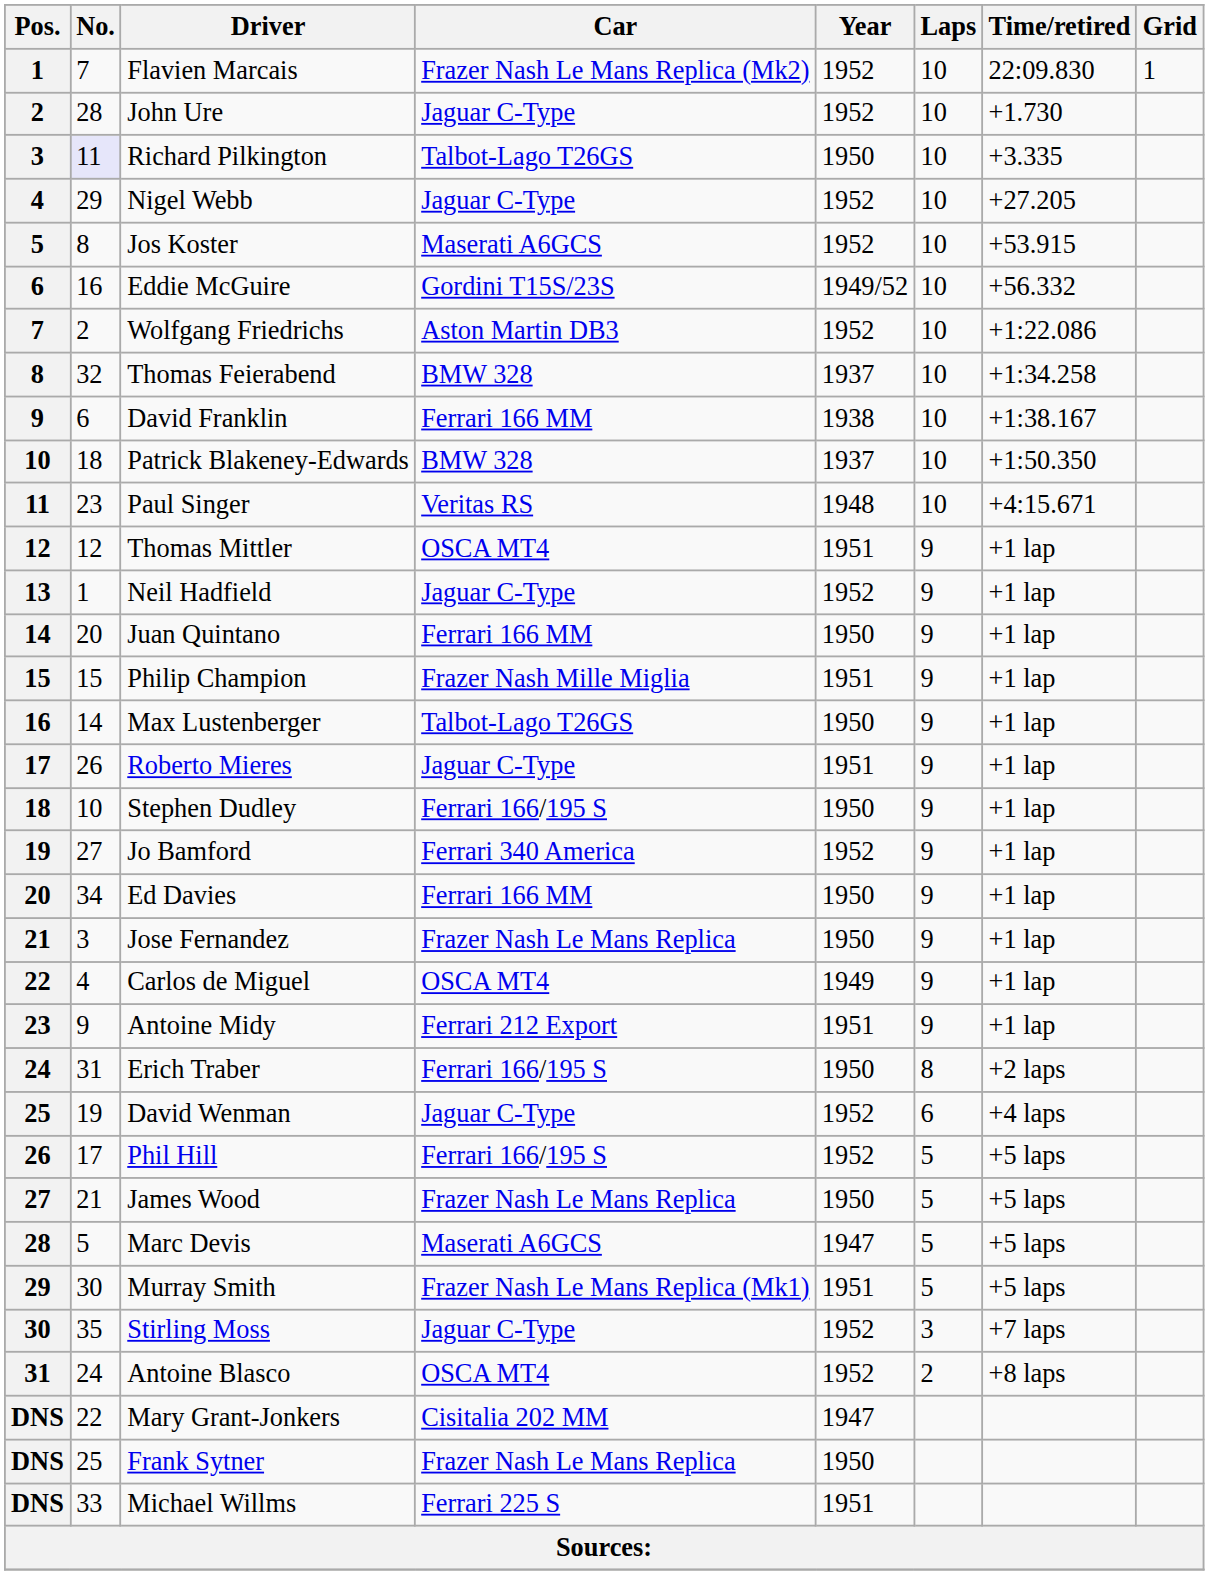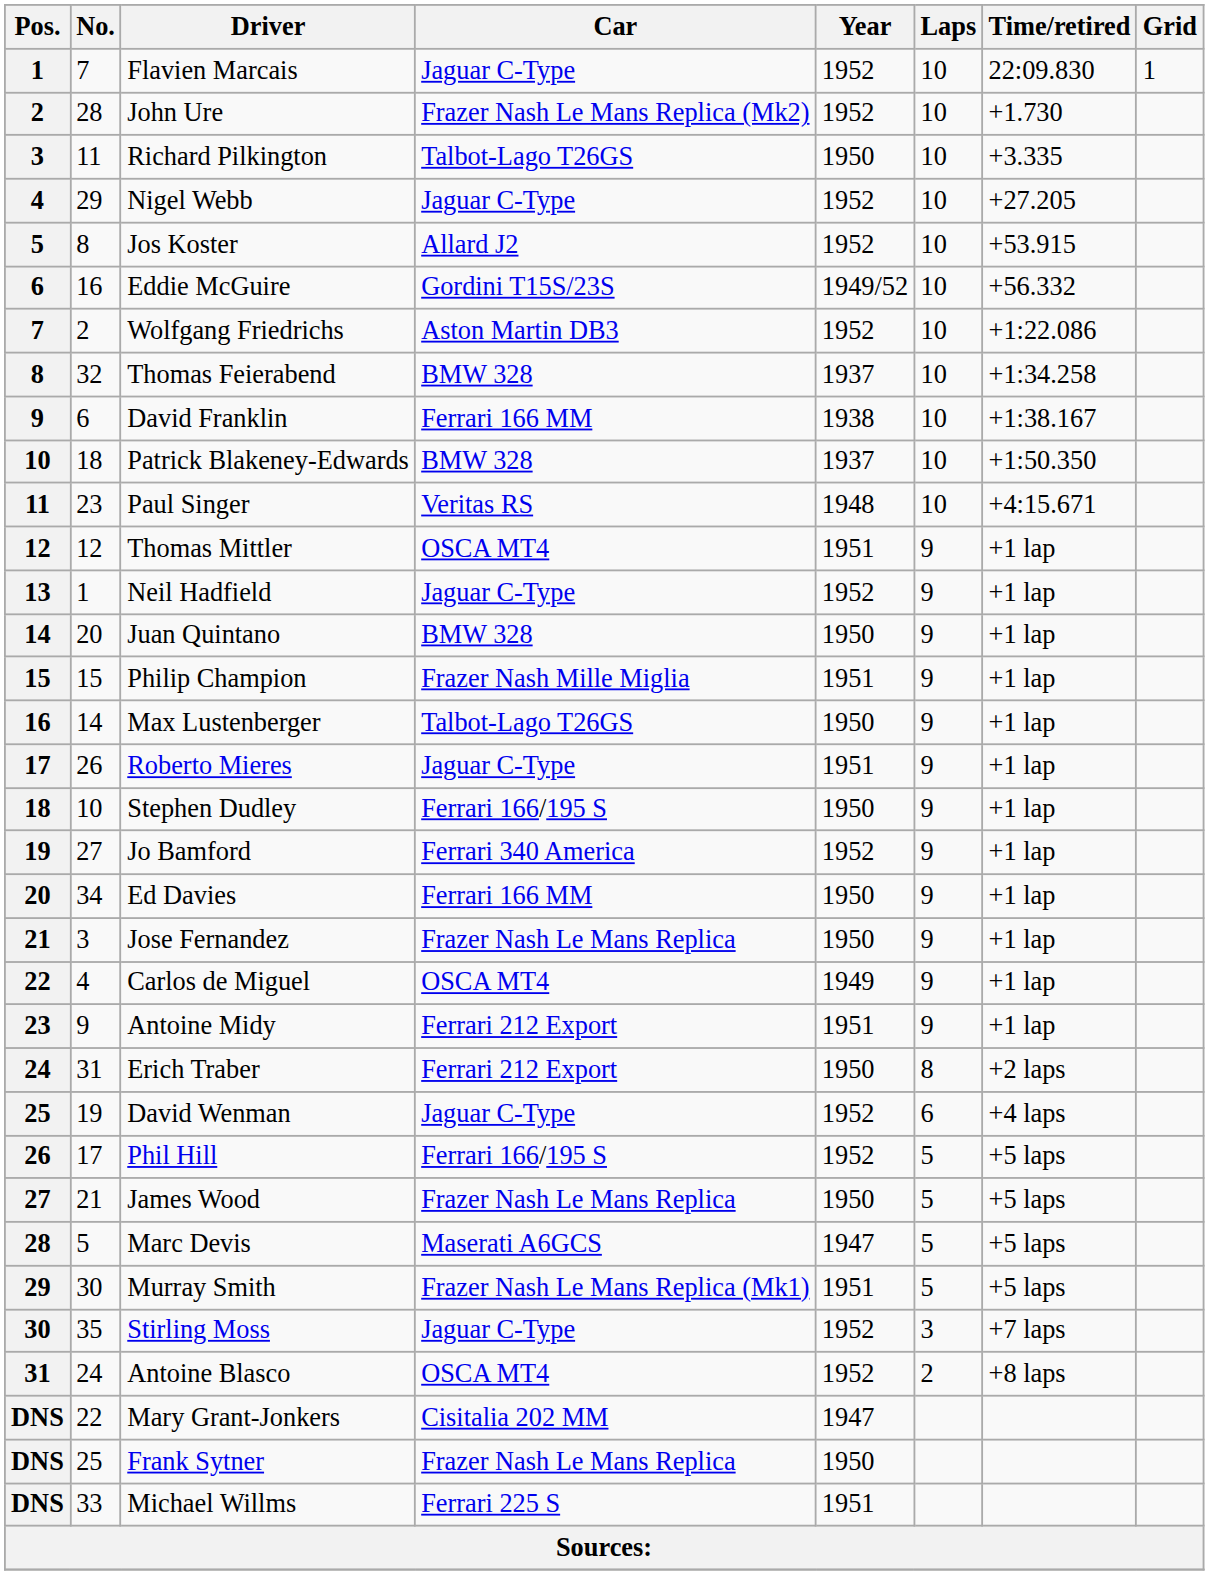(615, 70) Frazer Nash Le Mans Replica (Mk2) -> (498, 70) Jaguar C-Type
(498, 113) Jaguar C-Type -> (615, 113) Frazer Nash Le Mans Replica (Mk2)
(89, 157) lavender background -> (89, 157) no background
(512, 243) Maserati A6GCS -> (470, 243) Allard J2
(507, 635) Ferrari 166 MM -> (477, 635) BMW 328
(514, 1069) Ferrari 166/195 S -> (519, 1069) Ferrari 212 Export
